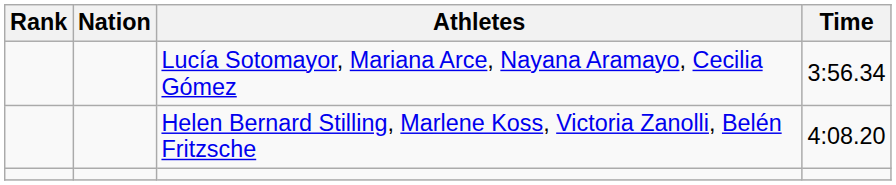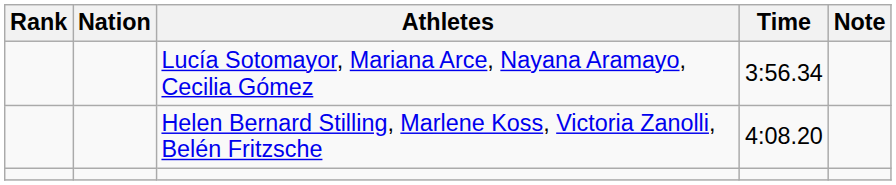+ column: (860, 23)
